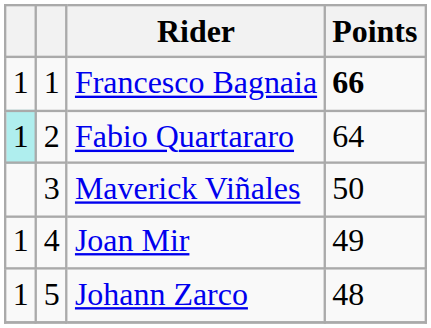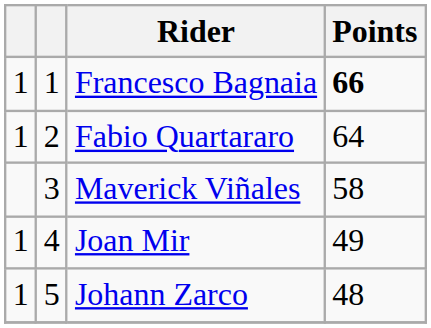(21, 135) paleturquoise background -> (21, 135) no background
(348, 188) 50 -> (348, 188) 58
